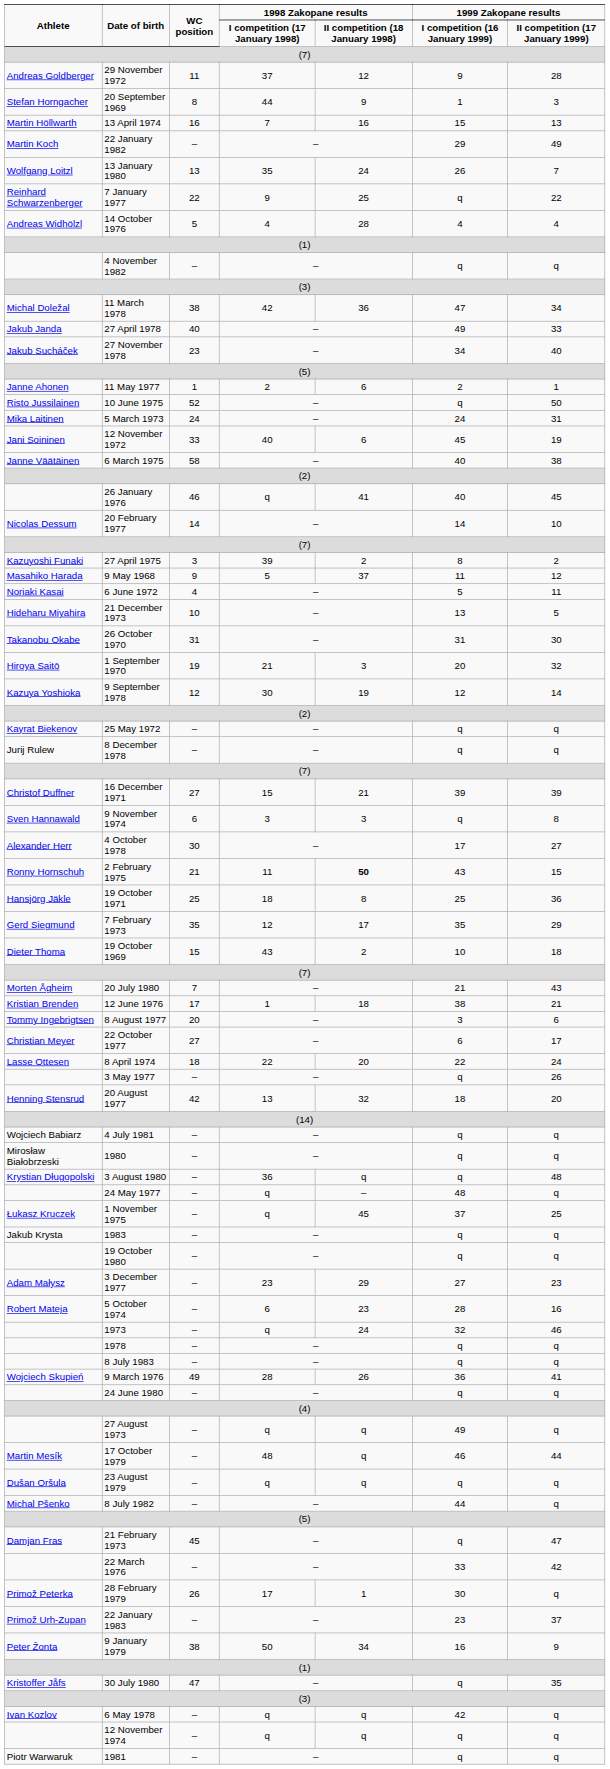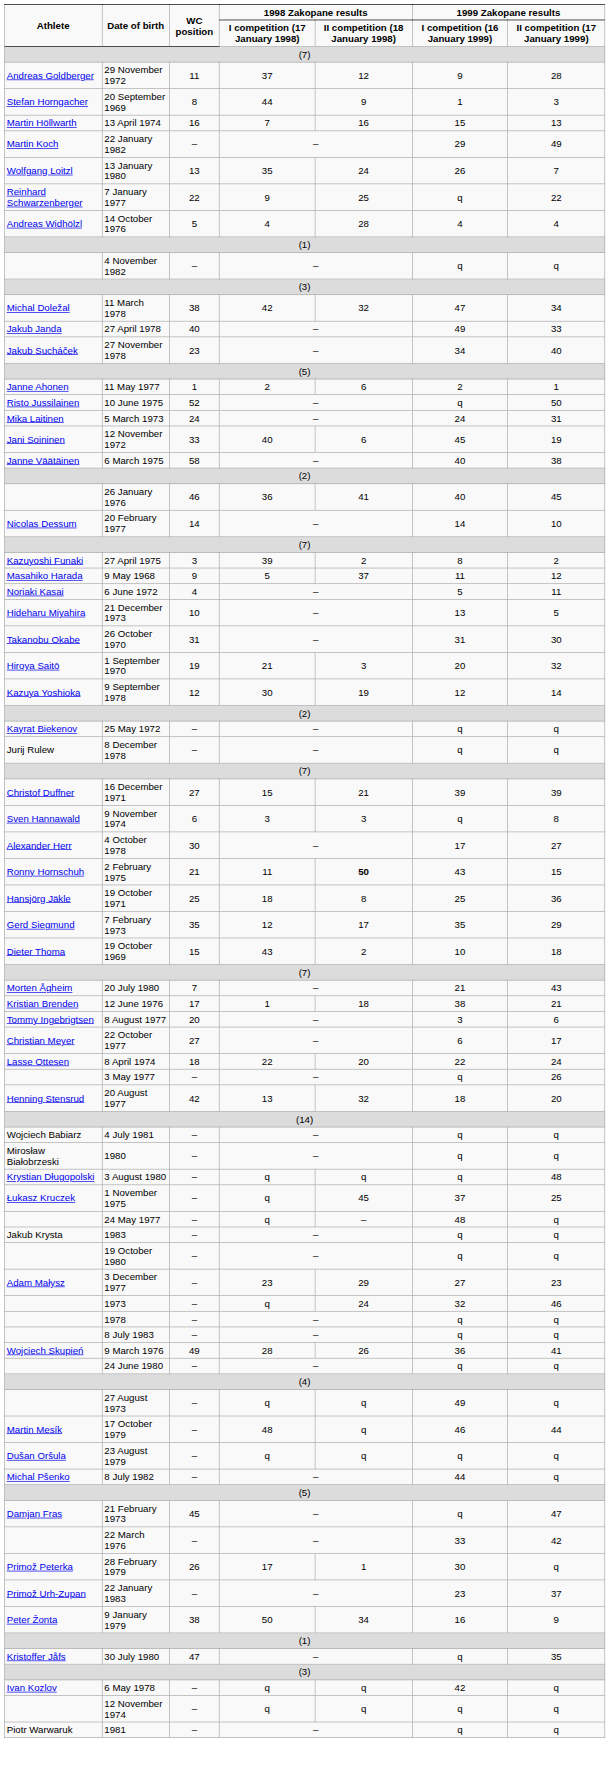(364, 308) 36 -> (364, 308) 32
(267, 497) q -> (267, 497) 36
(267, 1177) 36 -> (267, 1177) q
rows swapped: (53, 1193) <-> (41, 1214)
- row: (37, 1309)
